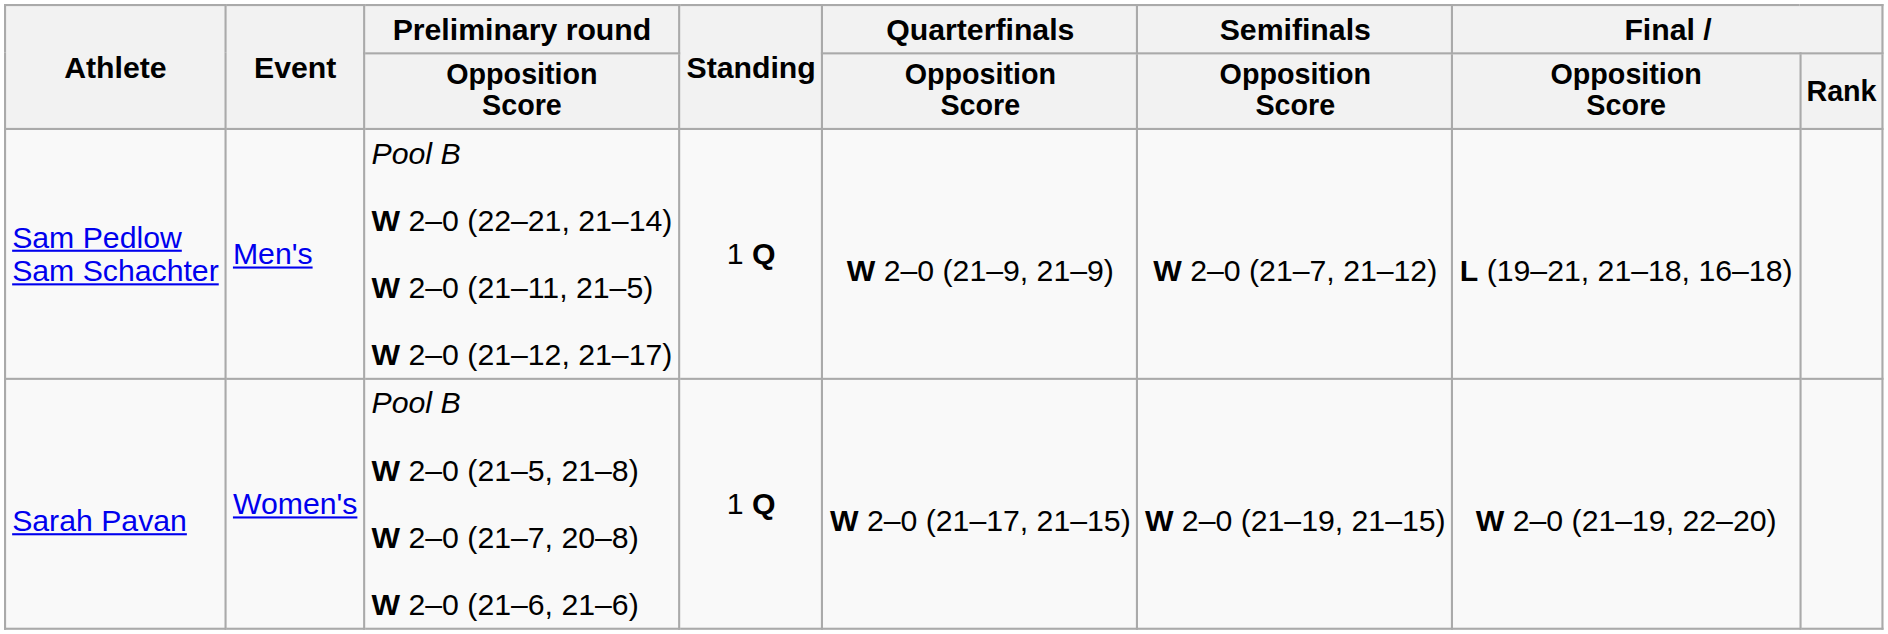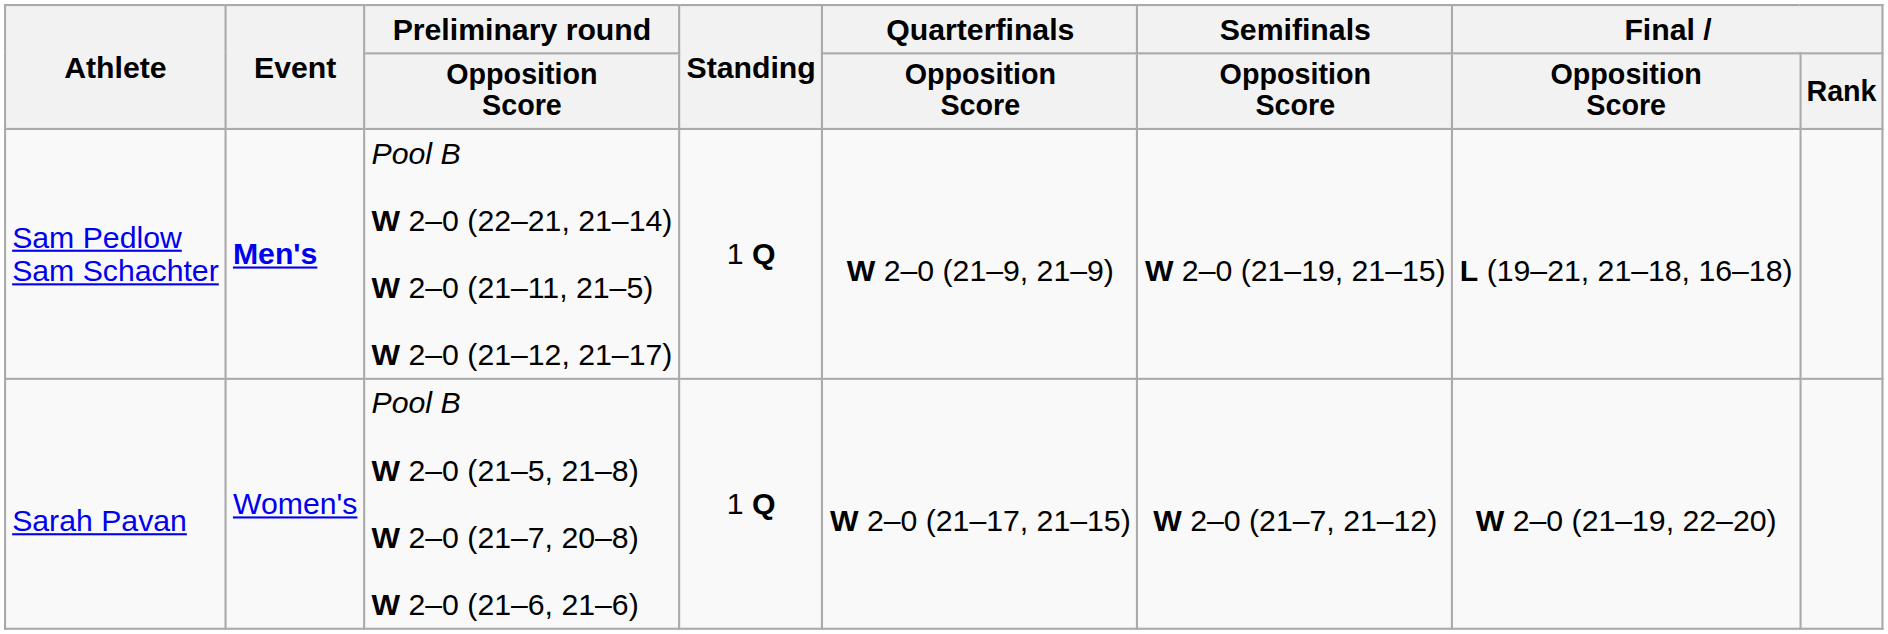(273, 254) normal -> (275, 254) bold
(1295, 271) W 2–0 (21–7, 21–12) -> (1295, 271) W 2–0 (21–19, 21–15)
(1295, 521) W 2–0 (21–19, 21–15) -> (1295, 521) W 2–0 (21–7, 21–12)
